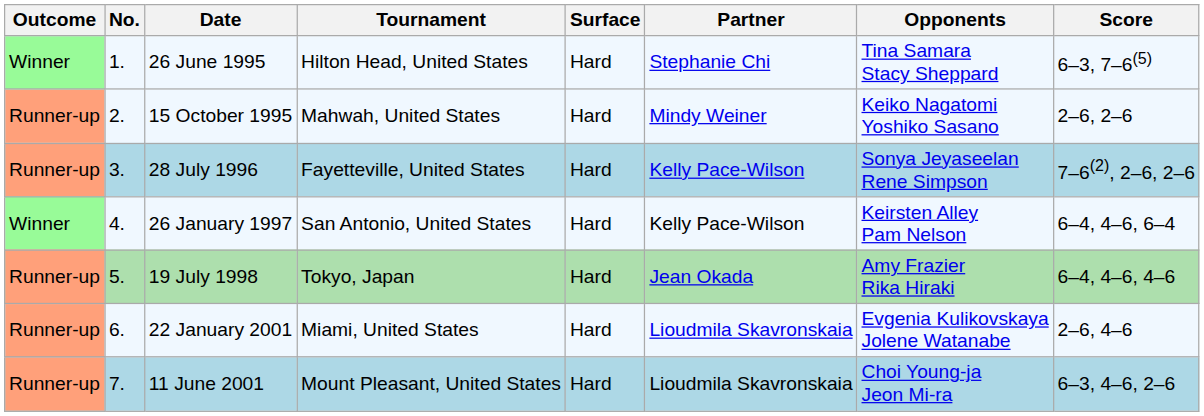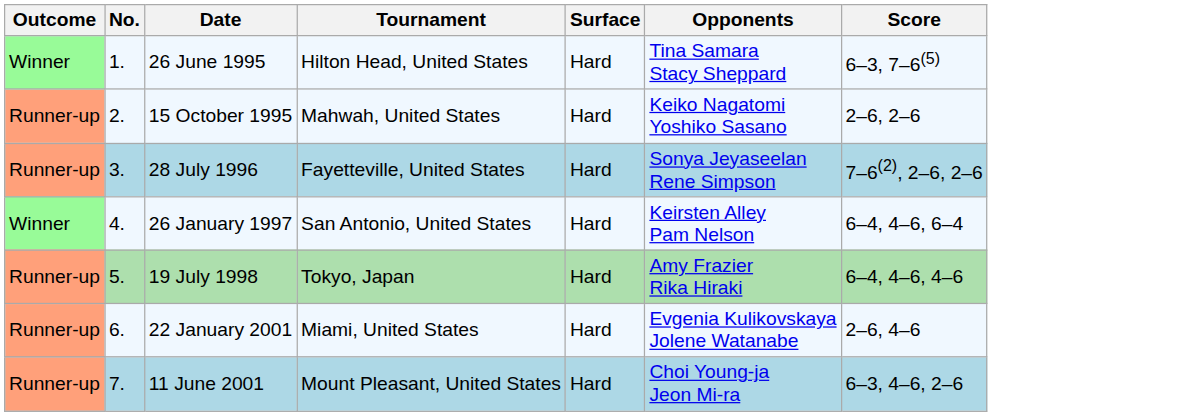- column: (751, 19)
